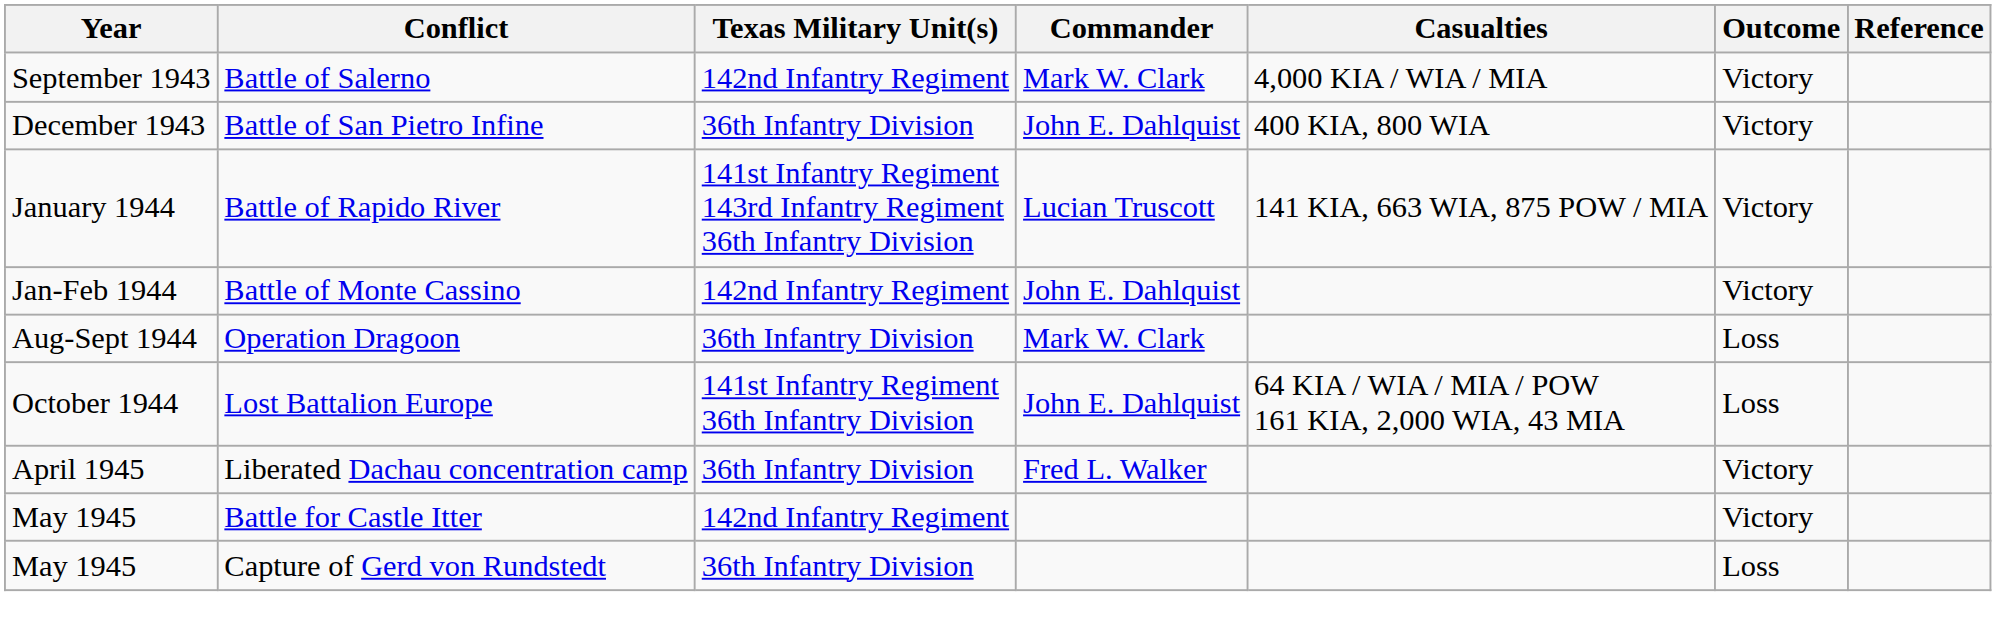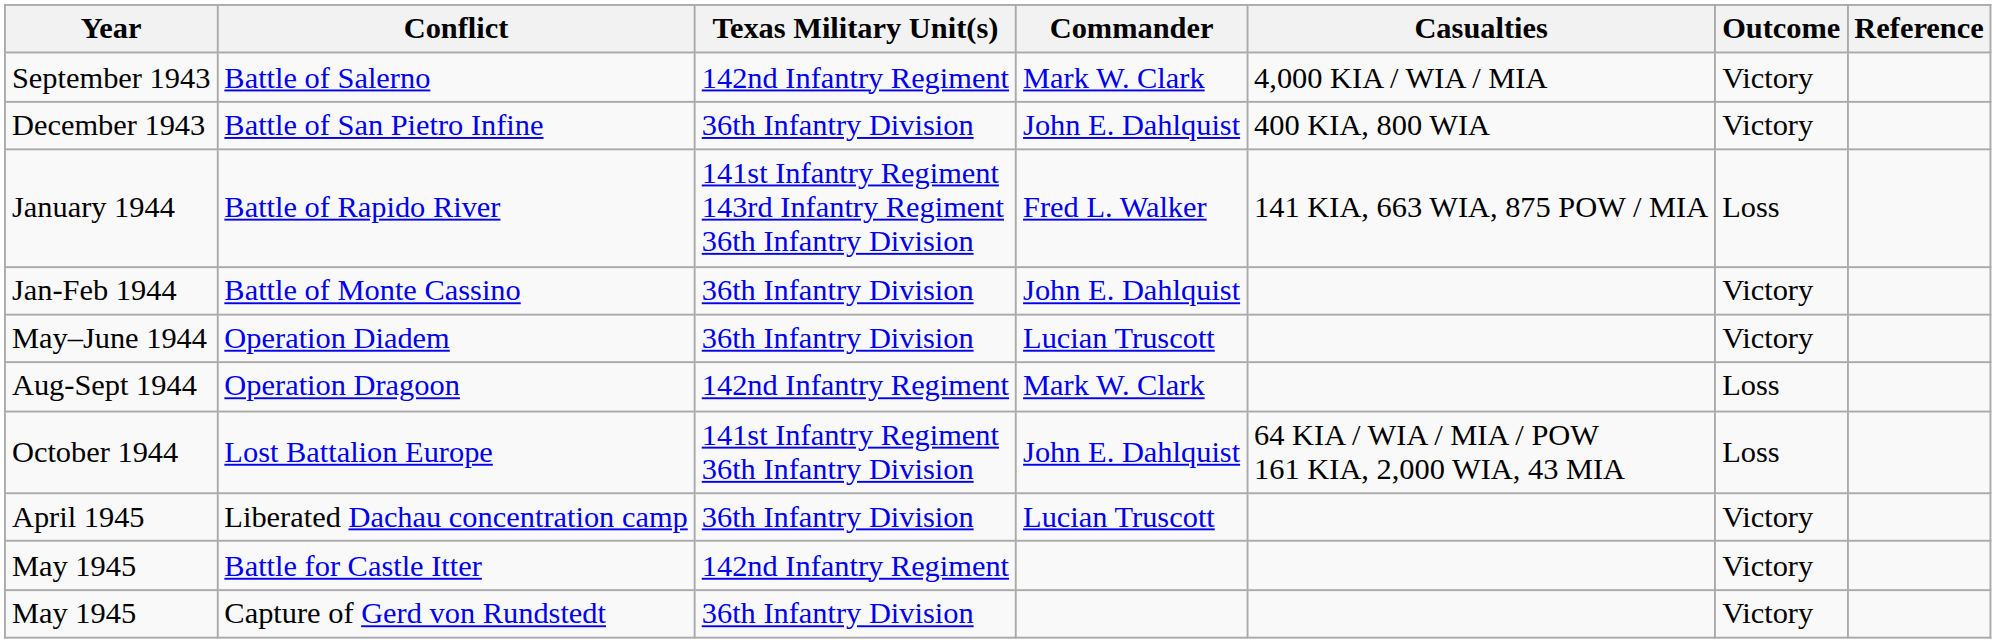(1119, 207) Lucian Truscott -> (1115, 207) Fred L. Walker
(1768, 207) Victory -> (1751, 207) Loss
(855, 289) 142nd Infantry Regiment -> (838, 289) 36th Infantry Division
+ row: (337, 338)
(838, 338) 36th Infantry Division -> (855, 386) 142nd Infantry Regiment
(1115, 468) Fred L. Walker -> (1119, 516) Lucian Truscott
(1751, 565) Loss -> (1768, 613) Victory
